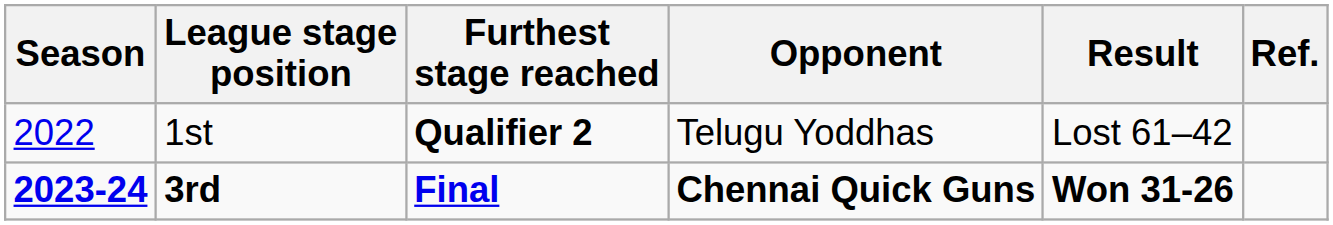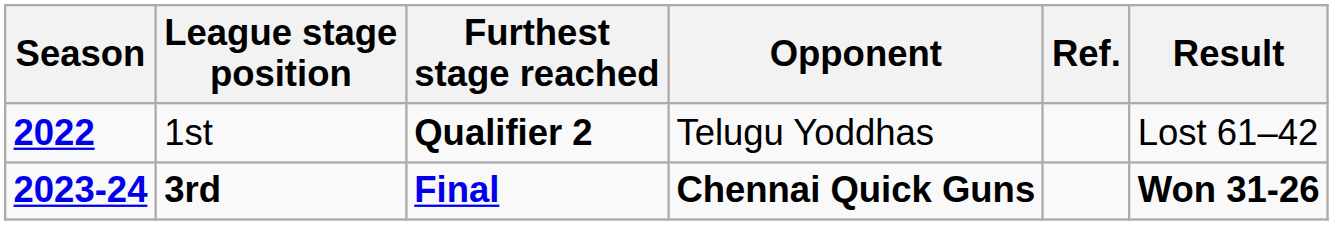columns swapped: (1143, 53) <-> (1285, 53)
(54, 132) normal -> (54, 132) bold
